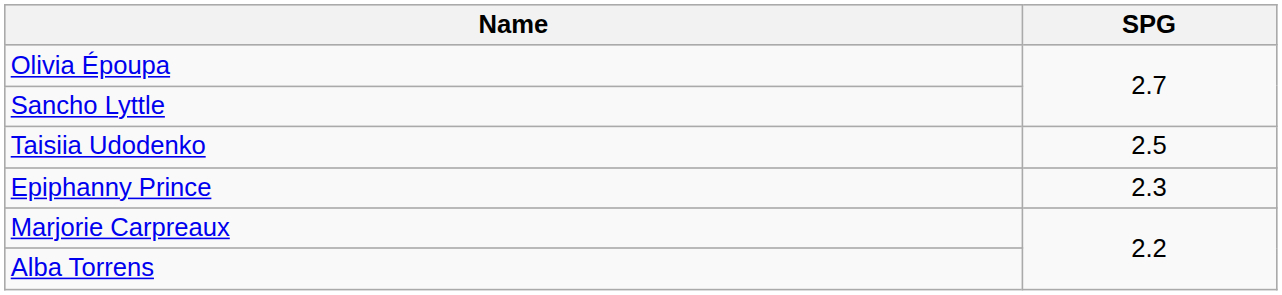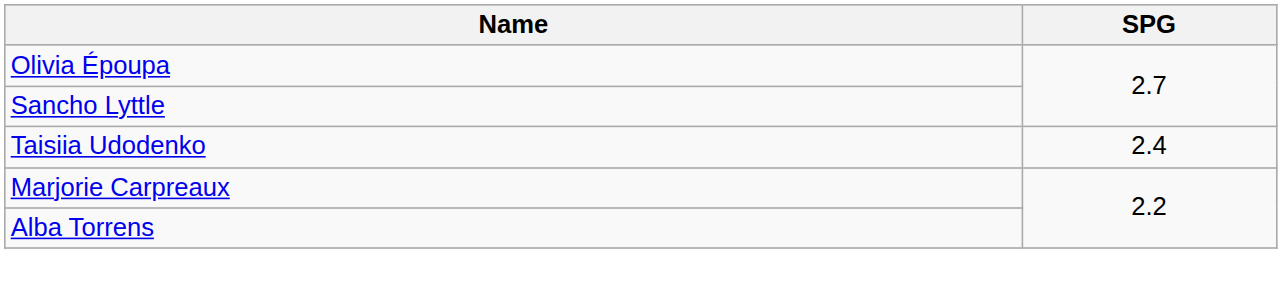(1149, 146) 2.5 -> (1149, 146) 2.4
- row: (111, 187)
